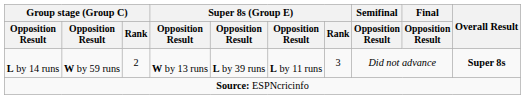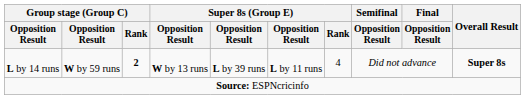(136, 63) normal -> (136, 63) bold
(338, 63) 3 -> (338, 63) 4
